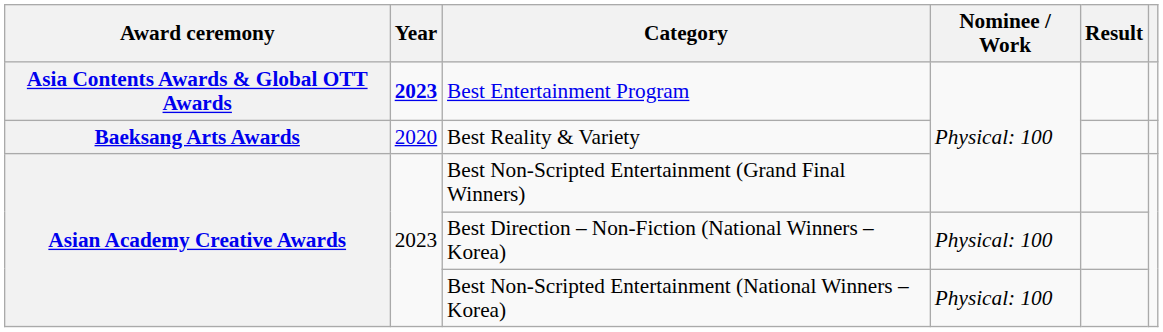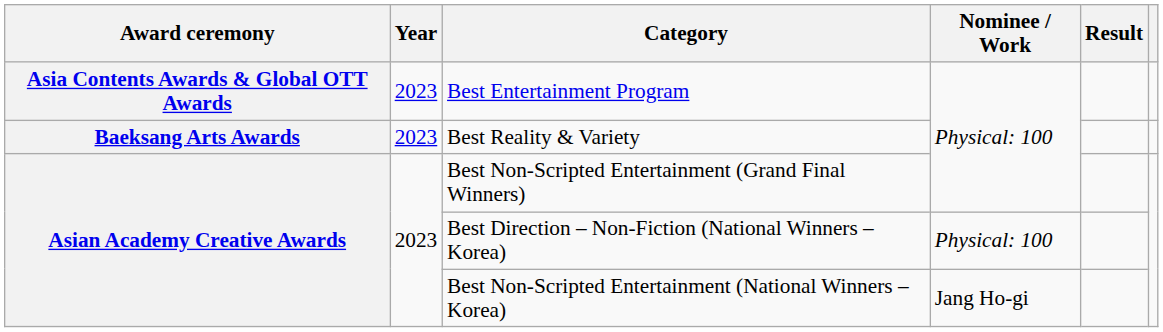(416, 91) bold -> (416, 91) normal
(416, 136) 2020 -> (416, 136) 2023
(994, 297) Physical: 100 -> (982, 297) Jang Ho-gi
